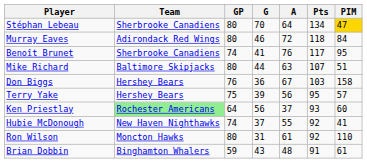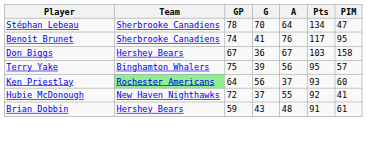(232, 25) 80 -> (232, 25) 78
(342, 25) gold background -> (342, 25) no background
- row: (37, 39)
- row: (37, 67)
(232, 81) 76 -> (232, 53) 67
(150, 95) Hershey Bears -> (163, 67) Binghamton Whalers
(232, 123) 74 -> (232, 95) 72
- row: (32, 137)
(163, 151) Binghamton Whalers -> (150, 109) Hershey Bears
